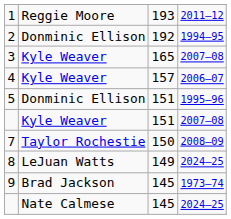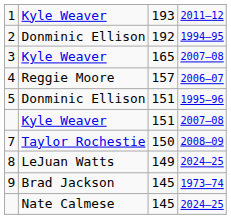(68, 15) Reggie Moore -> (64, 15) Kyle Weaver
(64, 78) Kyle Weaver -> (68, 78) Reggie Moore
